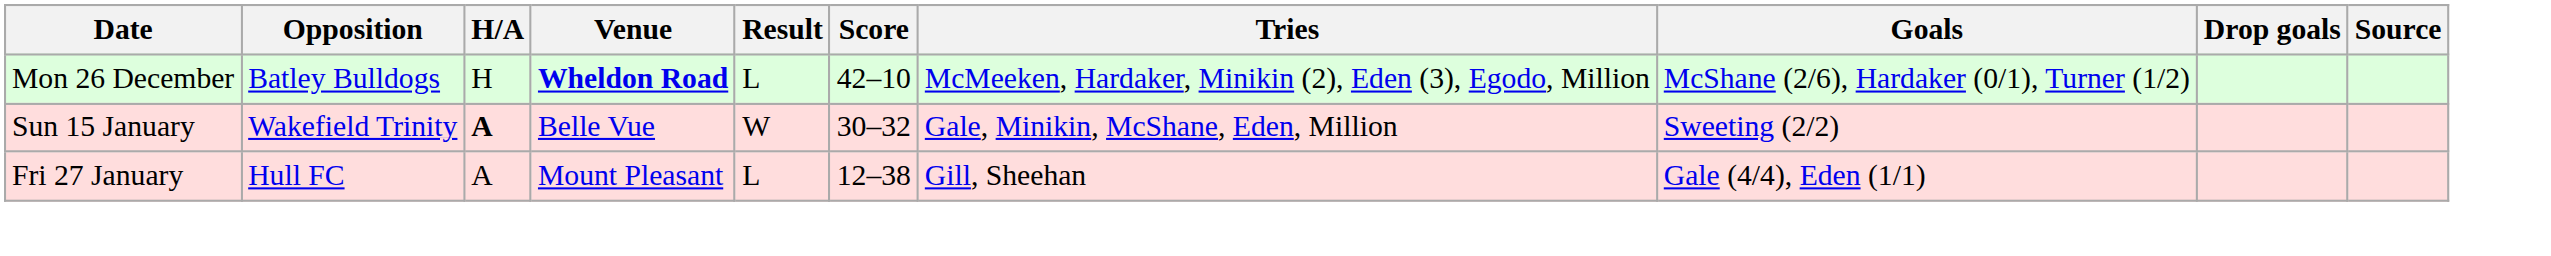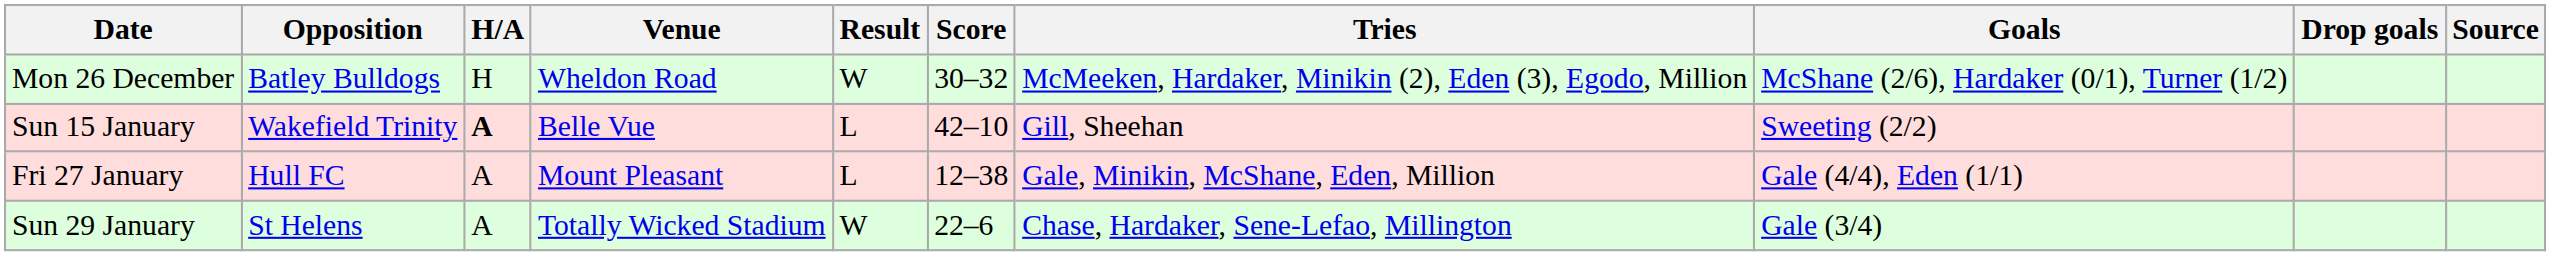(633, 78) bold -> (627, 78) normal
(751, 78) L -> (854, 78) W
(874, 78) 42–10 -> (971, 78) 30–32
(756, 127) W -> (849, 127) L
(874, 127) 30–32 -> (971, 127) 42–10
(1161, 127) Gale, Minikin, McShane, Eden, Million -> (1103, 127) Gill, Sheehan
(1006, 176) Gill, Sheehan -> (1259, 176) Gale, Minikin, McShane, Eden, Million
+ row: (103, 225)
